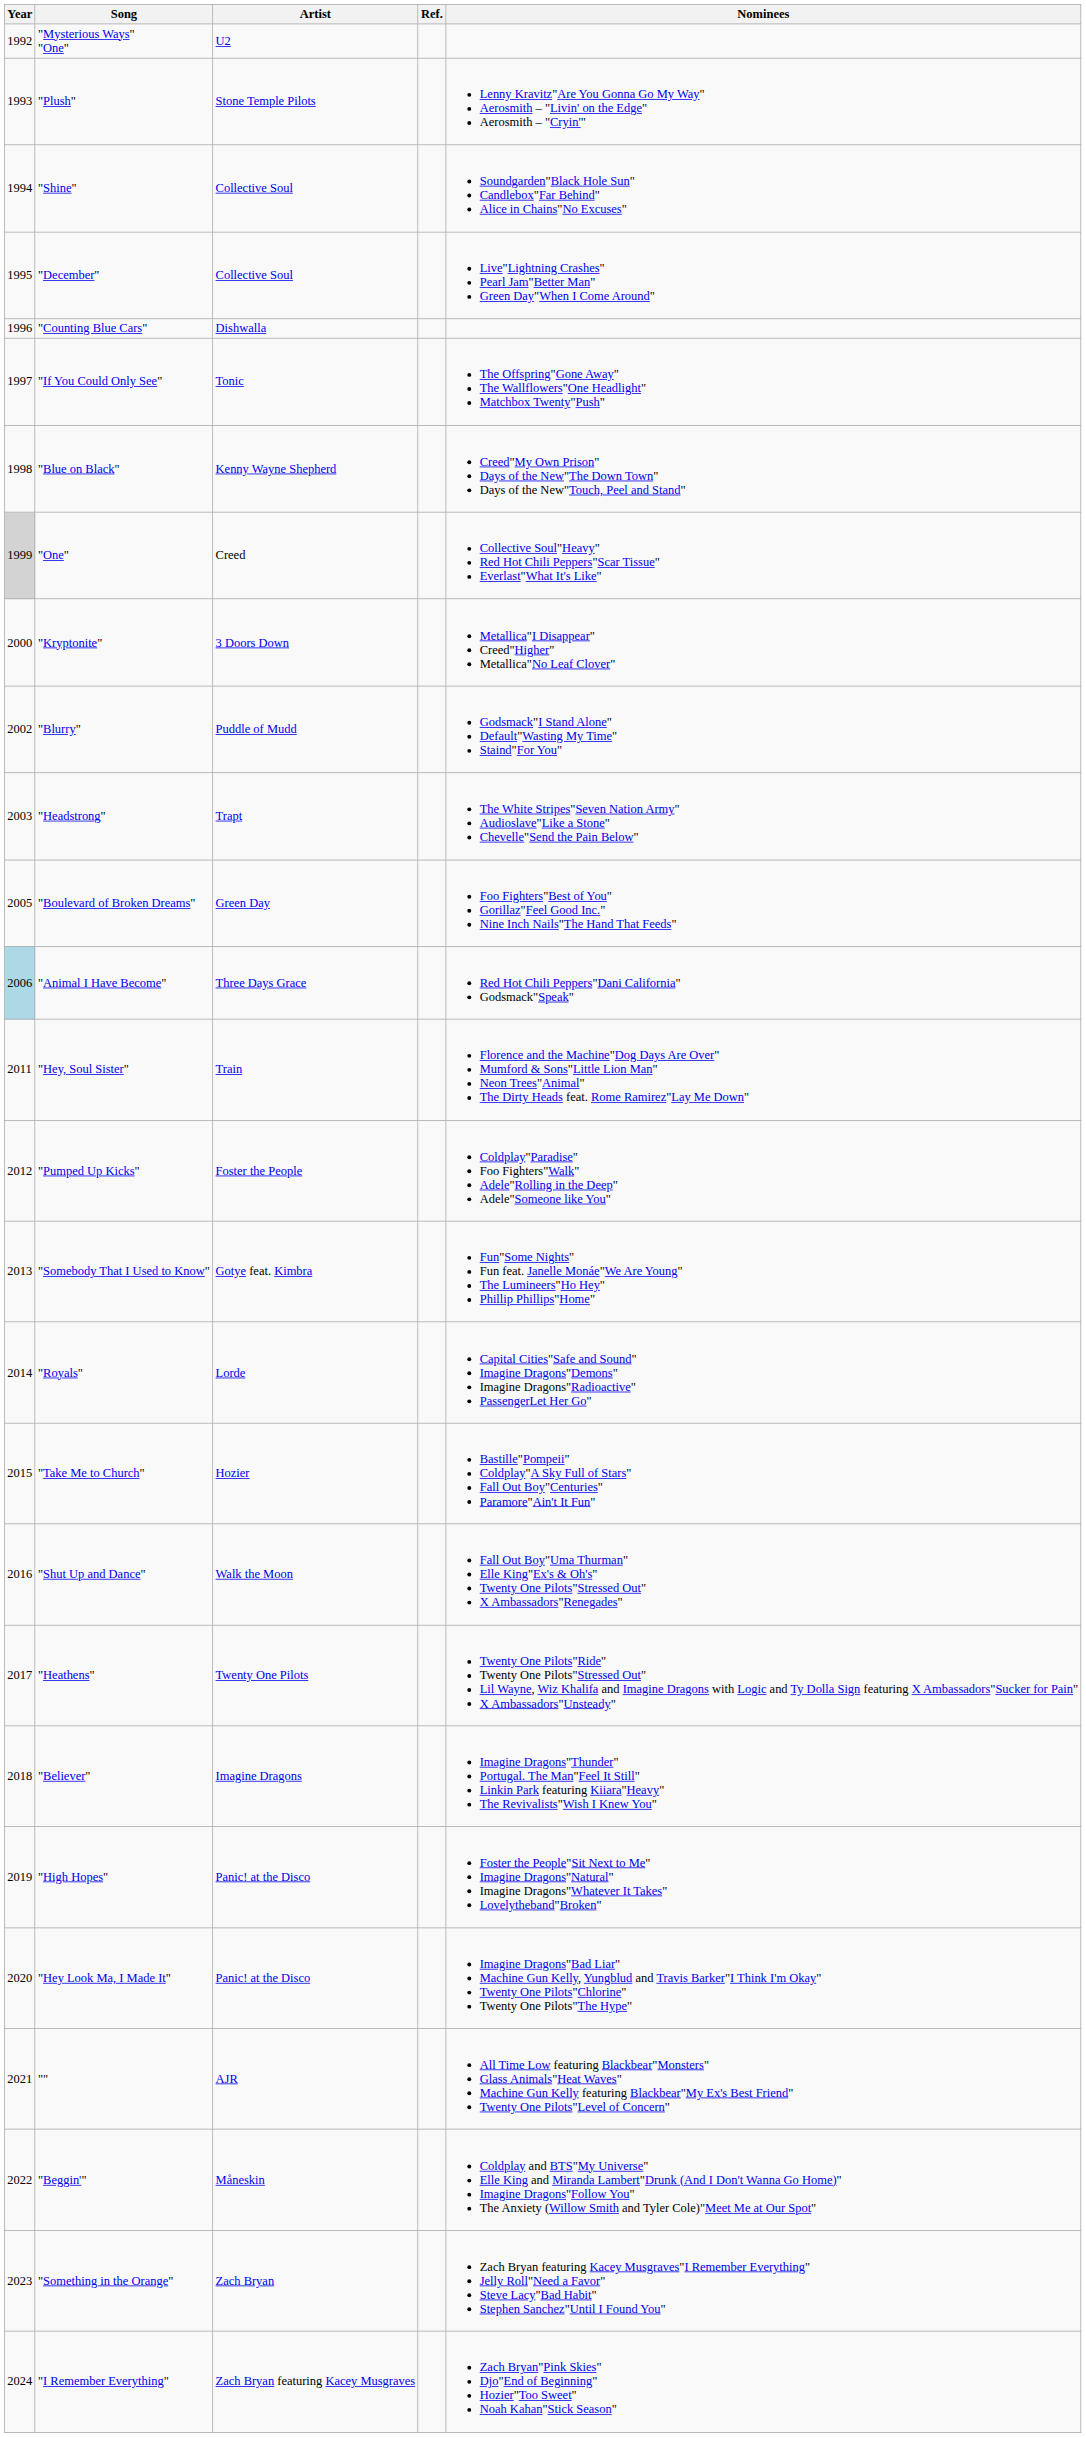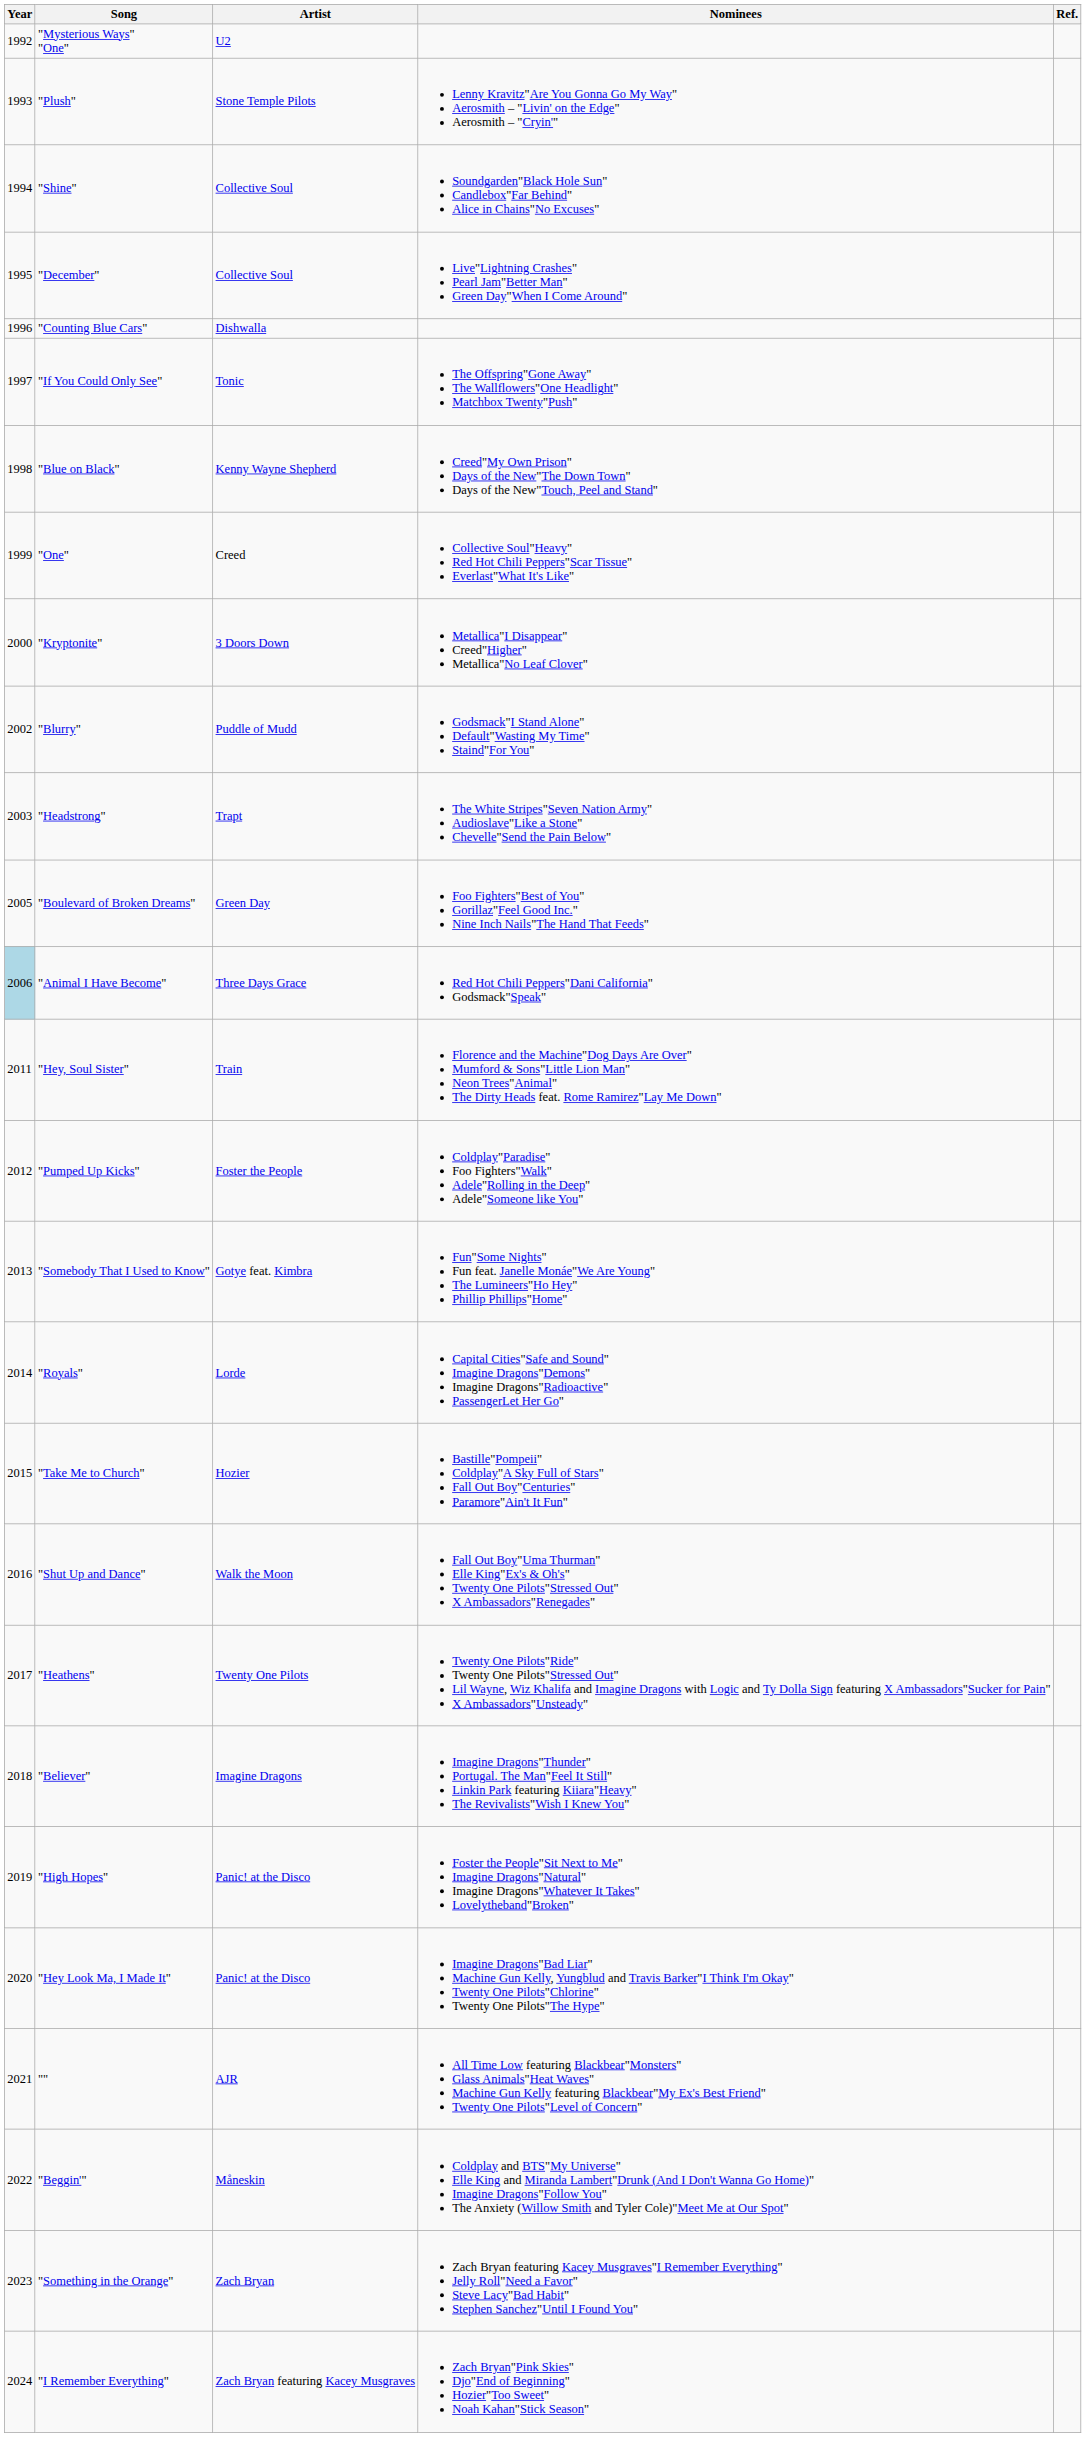columns swapped: (763, 14) <-> (432, 14)
(20, 555) lightgrey background -> (20, 555) no background
